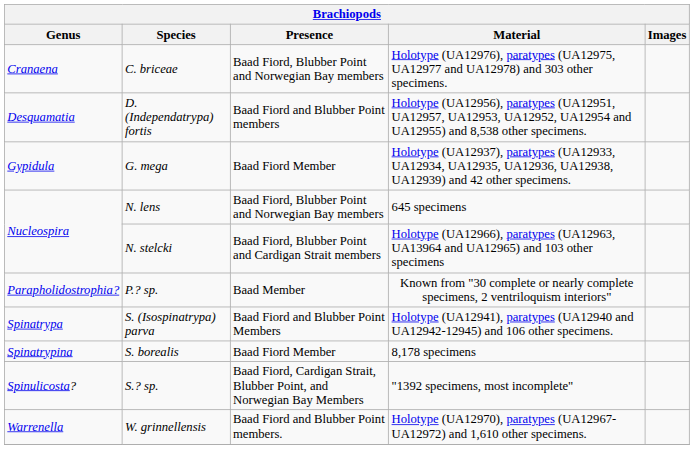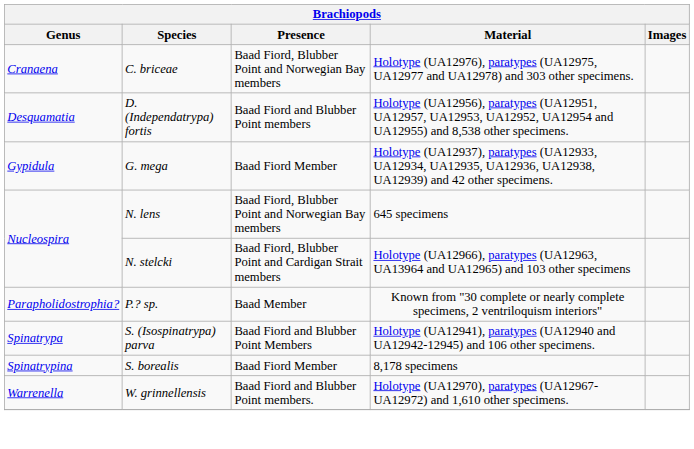- row: (142, 385)
